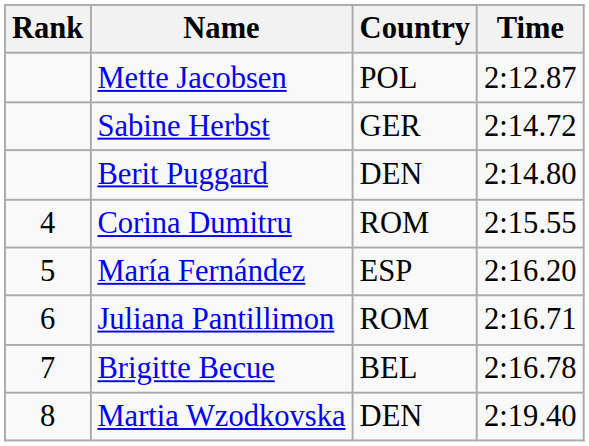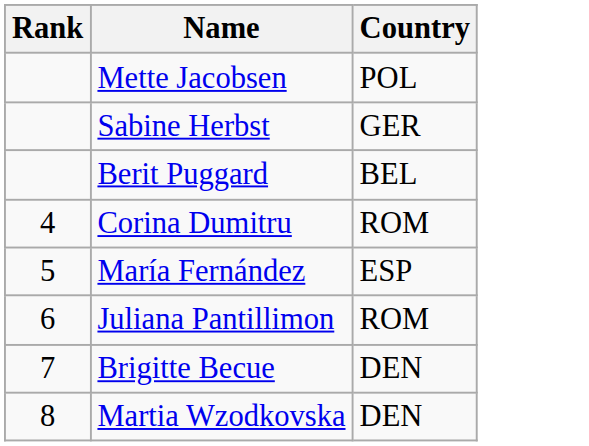- column: (530, 28)
(391, 174) DEN -> (388, 174) BEL
(388, 367) BEL -> (391, 367) DEN
